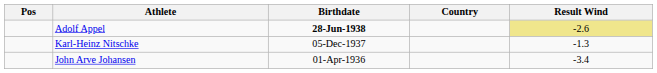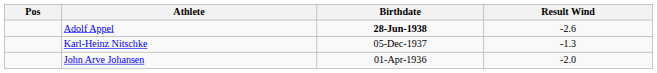- column: (460, 12)
(581, 28) khaki background -> (568, 28) no background
(581, 60) -3.4 -> (568, 60) -2.0
